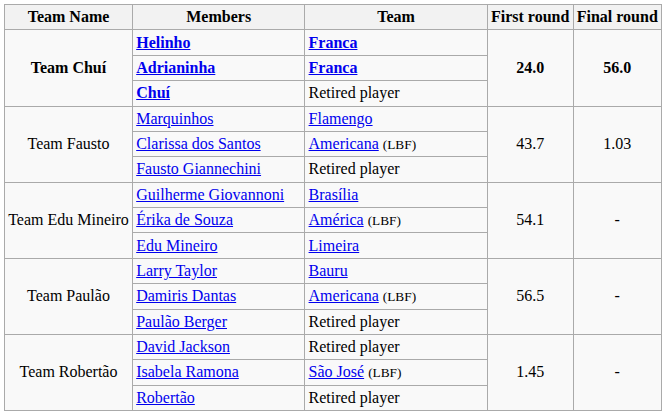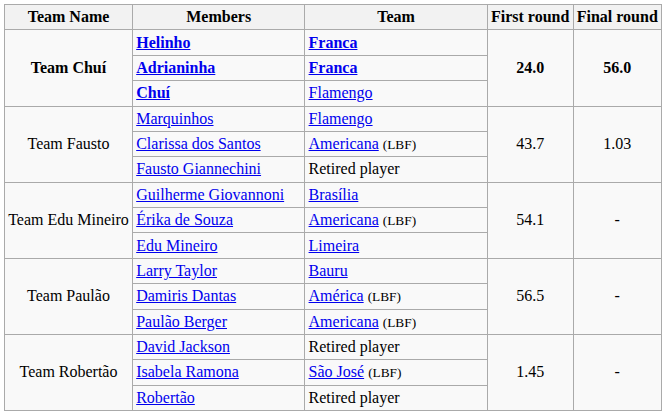(354, 93) Retired player -> (341, 93) Flamengo
(355, 220) América (LBF) -> (362, 220) Americana (LBF)
(362, 296) Americana (LBF) -> (355, 296) América (LBF)
(354, 321) Retired player -> (362, 321) Americana (LBF)
